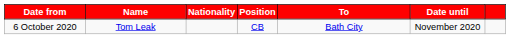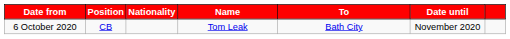columns swapped: (257, 12) <-> (136, 12)
